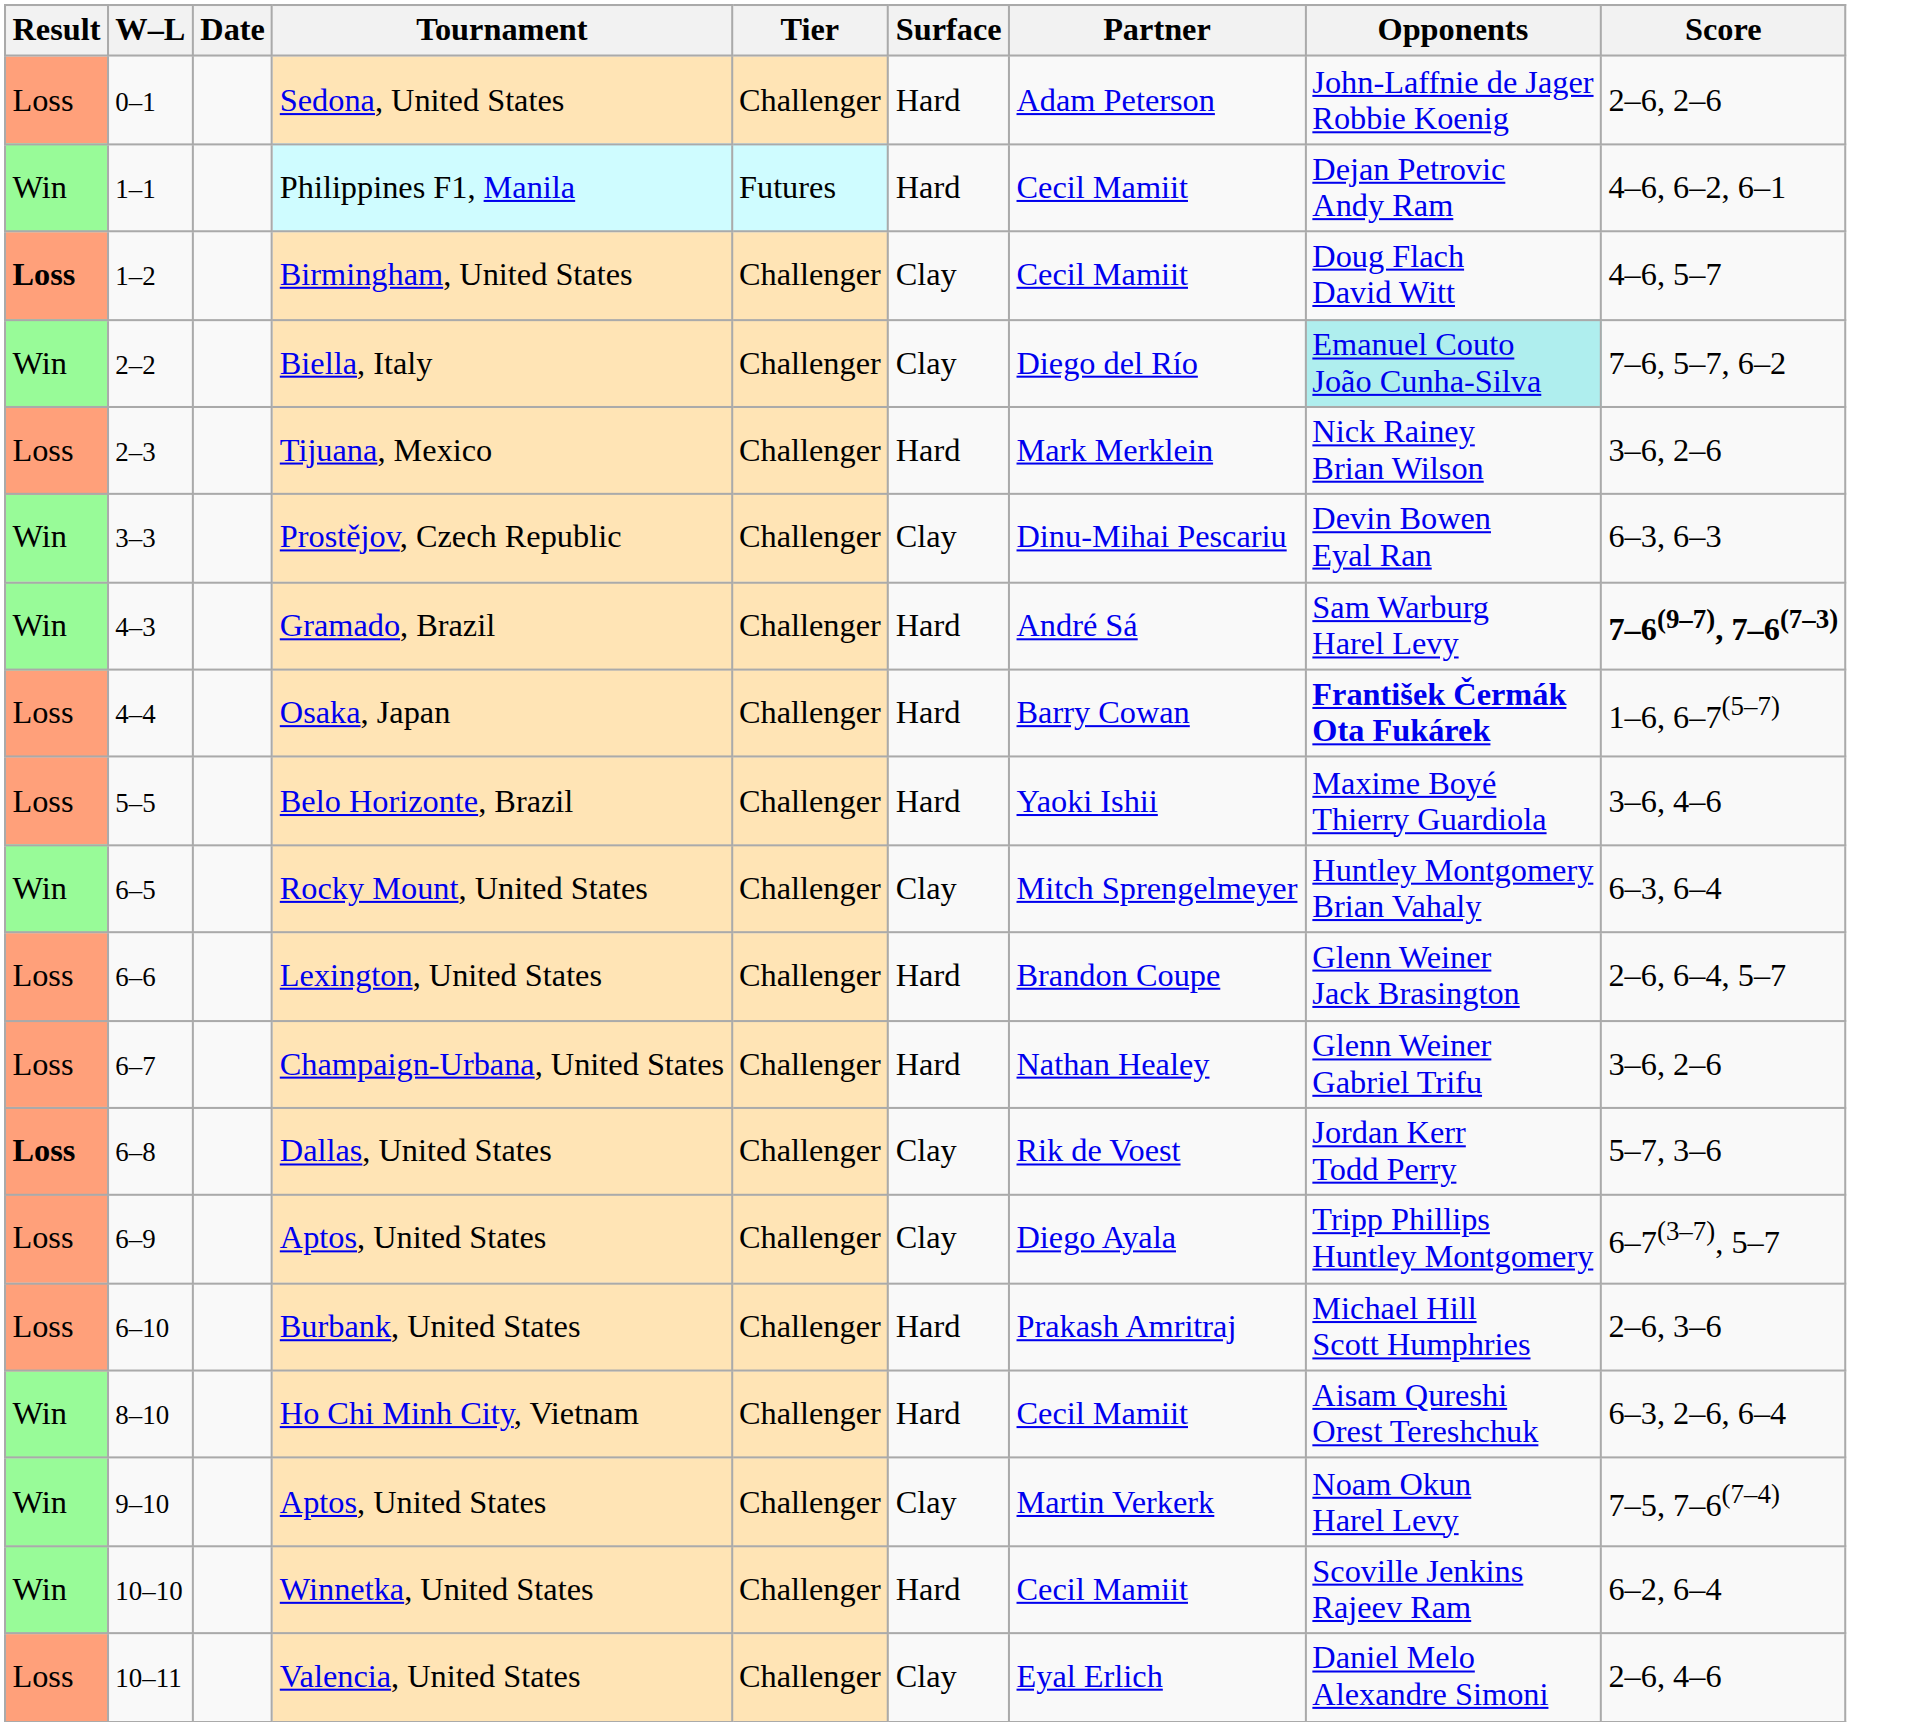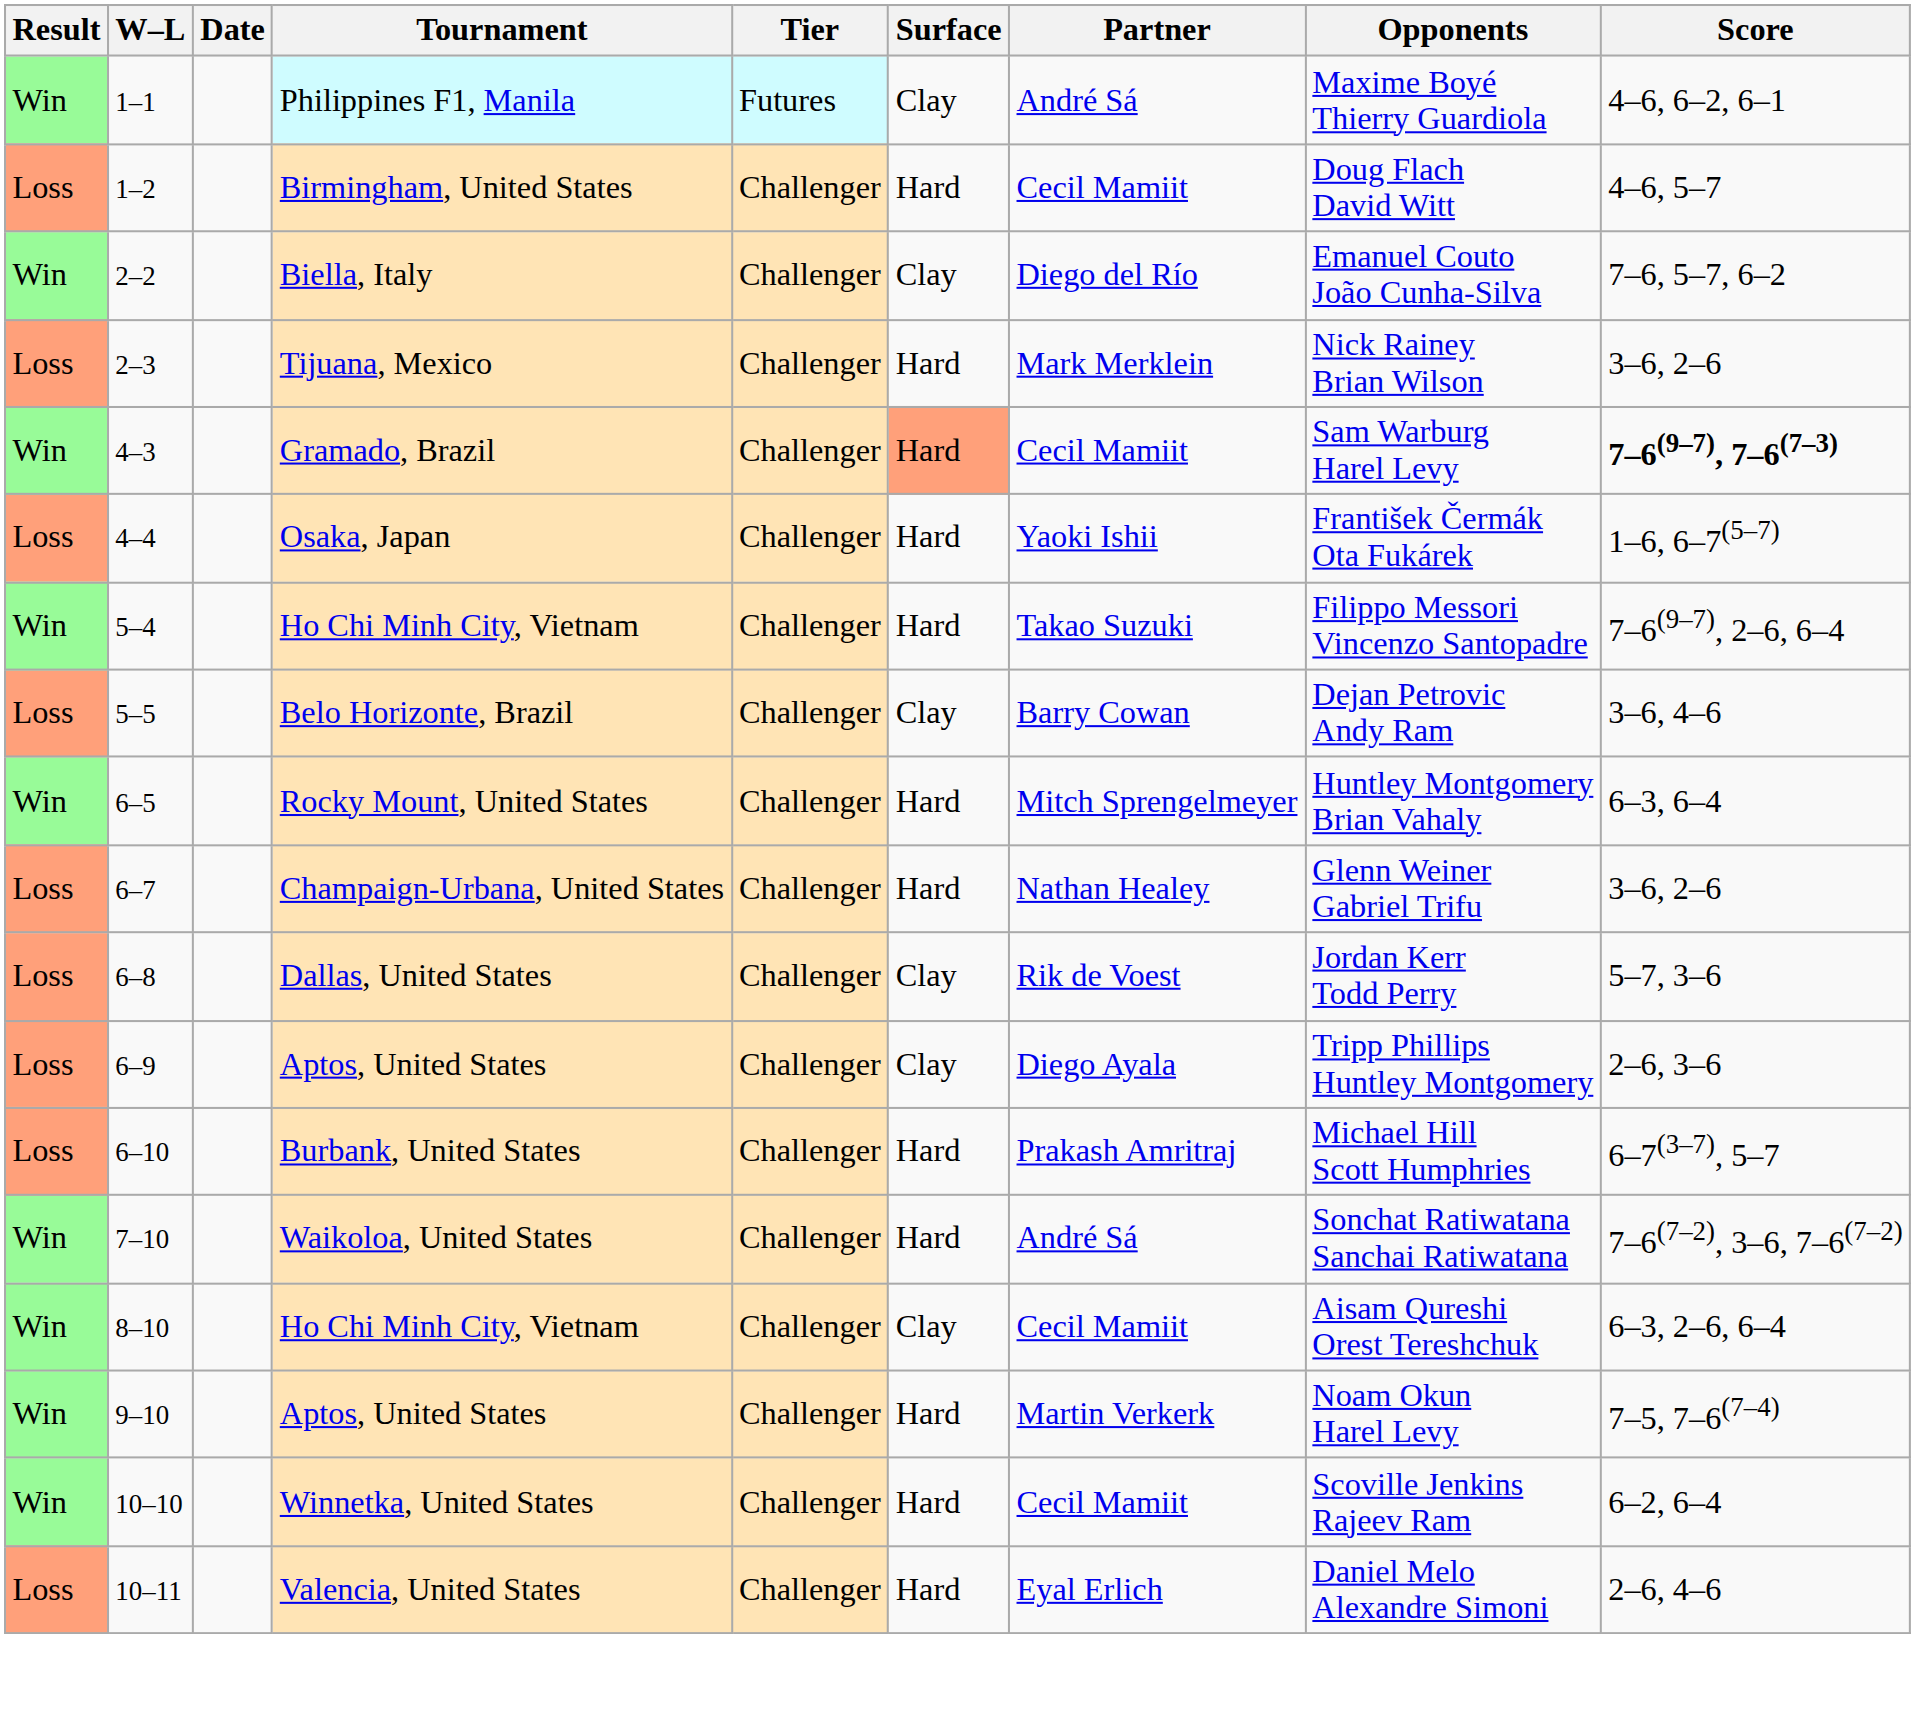- row: (136, 101)
(928, 187) Hard -> (926, 99) Clay
(1102, 187) Cecil Mamiit -> (1077, 99) André Sá
(1409, 187) Dejan Petrovic Andy Ram -> (1429, 99) Maxime Boyé Thierry Guardiola
(44, 274) bold -> (43, 187) normal
(926, 274) Clay -> (928, 187) Hard
(1427, 362) paleturquoise background -> (1427, 274) no background
- row: (136, 539)
(928, 625) no background -> (928, 450) lightsalmon background
(1077, 625) André Sá -> (1102, 450) Cecil Mamiit
(1103, 712) Barry Cowan -> (1087, 537) Yaoki Ishii
(1439, 712) bold -> (1428, 537) normal
+ row: (136, 627)
(928, 800) Hard -> (926, 712) Clay
(1087, 800) Yaoki Ishii -> (1103, 712) Barry Cowan
(1429, 800) Maxime Boyé Thierry Guardiola -> (1409, 712) Dejan Petrovic Andy Ram
(926, 888) Clay -> (928, 800) Hard
- row: (136, 977)
(44, 1150) bold -> (43, 975) normal
(1694, 1238) 6–7(3–7), 5–7 -> (1665, 1063) 2–6, 3–6
(1665, 1326) 2–6, 3–6 -> (1694, 1150) 6–7(3–7), 5–7
+ row: (142, 1240)
(928, 1413) Hard -> (926, 1326) Clay
(926, 1501) Clay -> (928, 1413) Hard
(926, 1676) Clay -> (928, 1589) Hard
